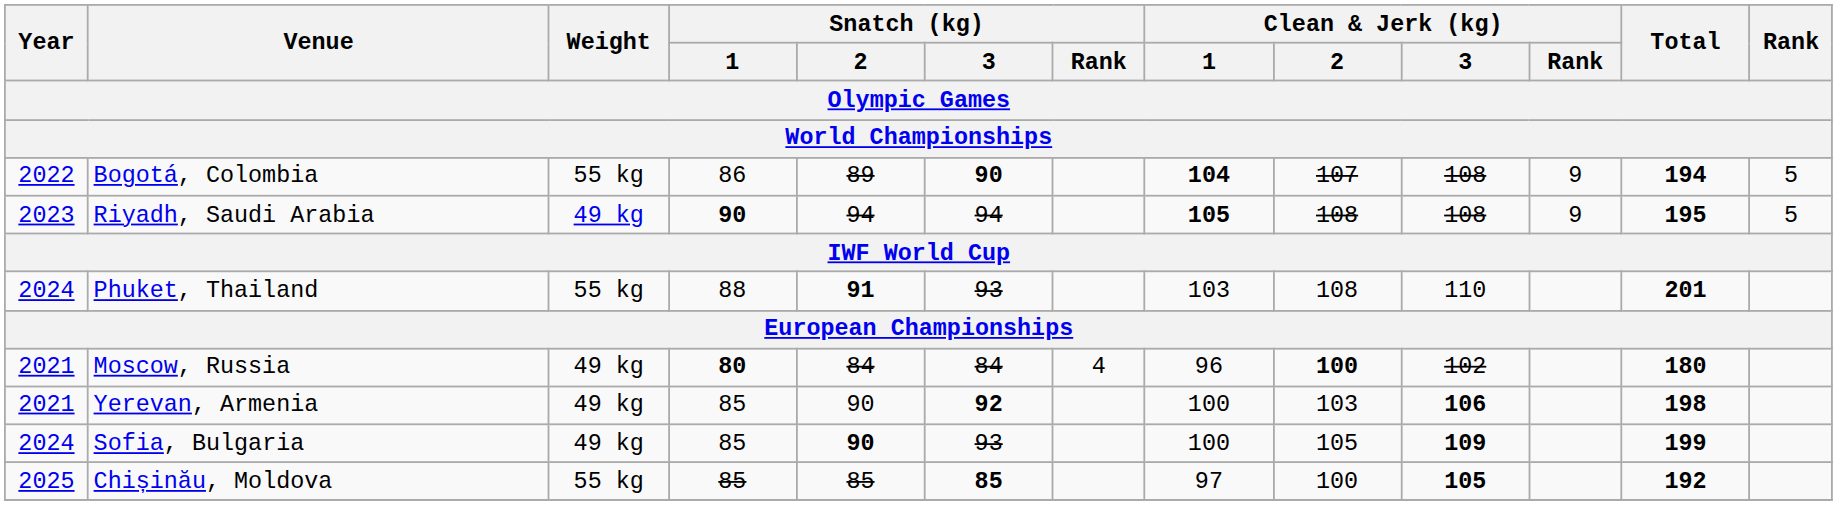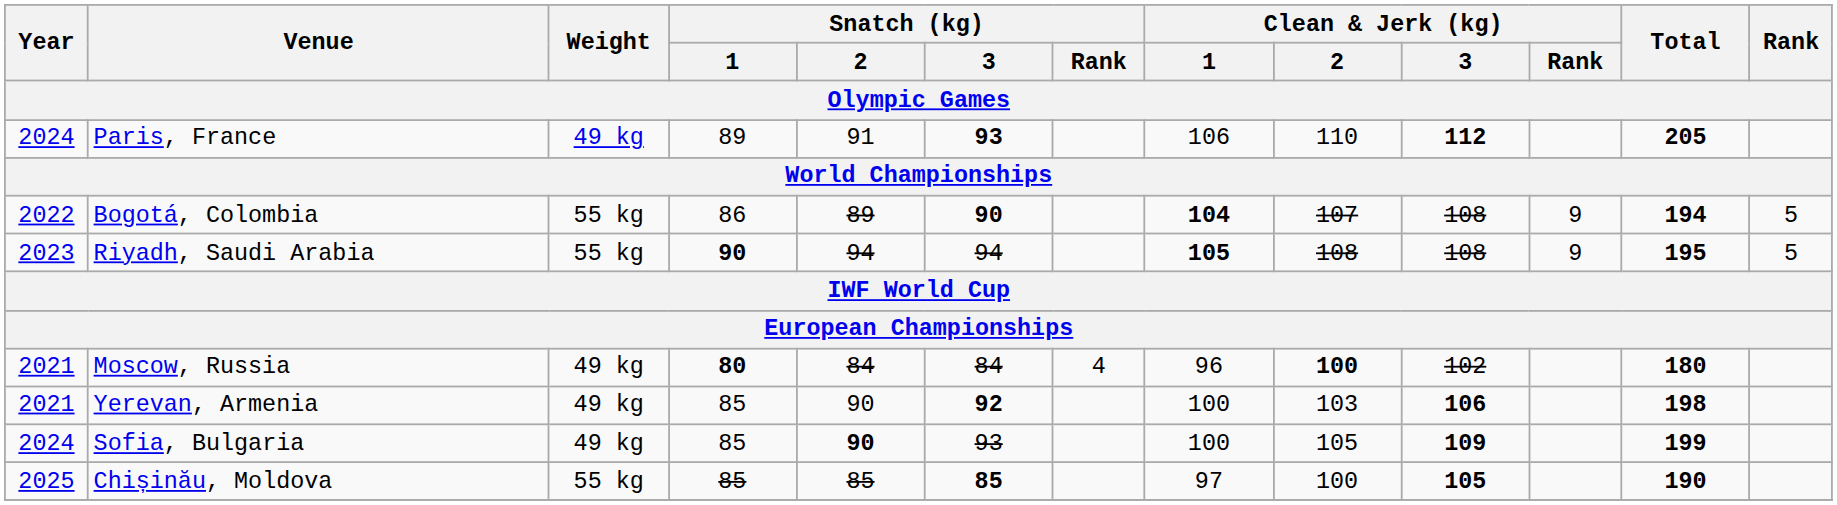+ row: (185, 138)
(609, 215) 49 kg -> (609, 253) 55 kg
- row: (206, 291)
(1685, 482) 192 -> (1685, 482) 190
